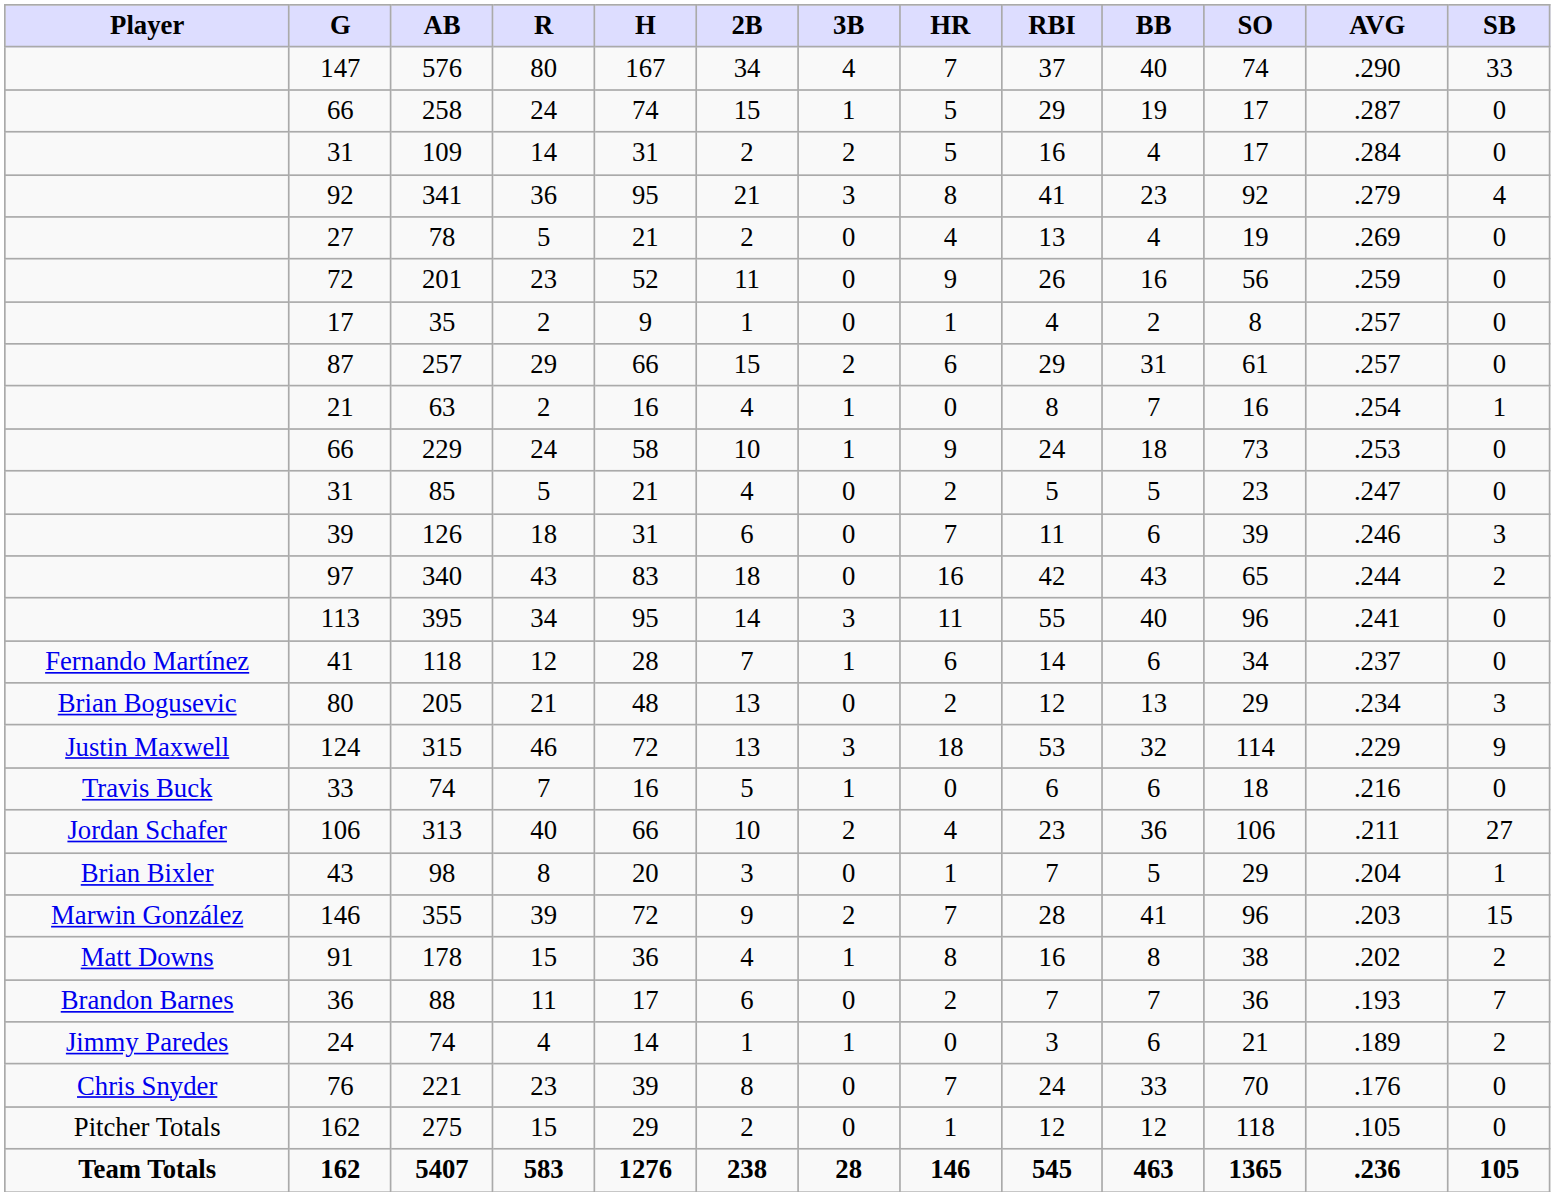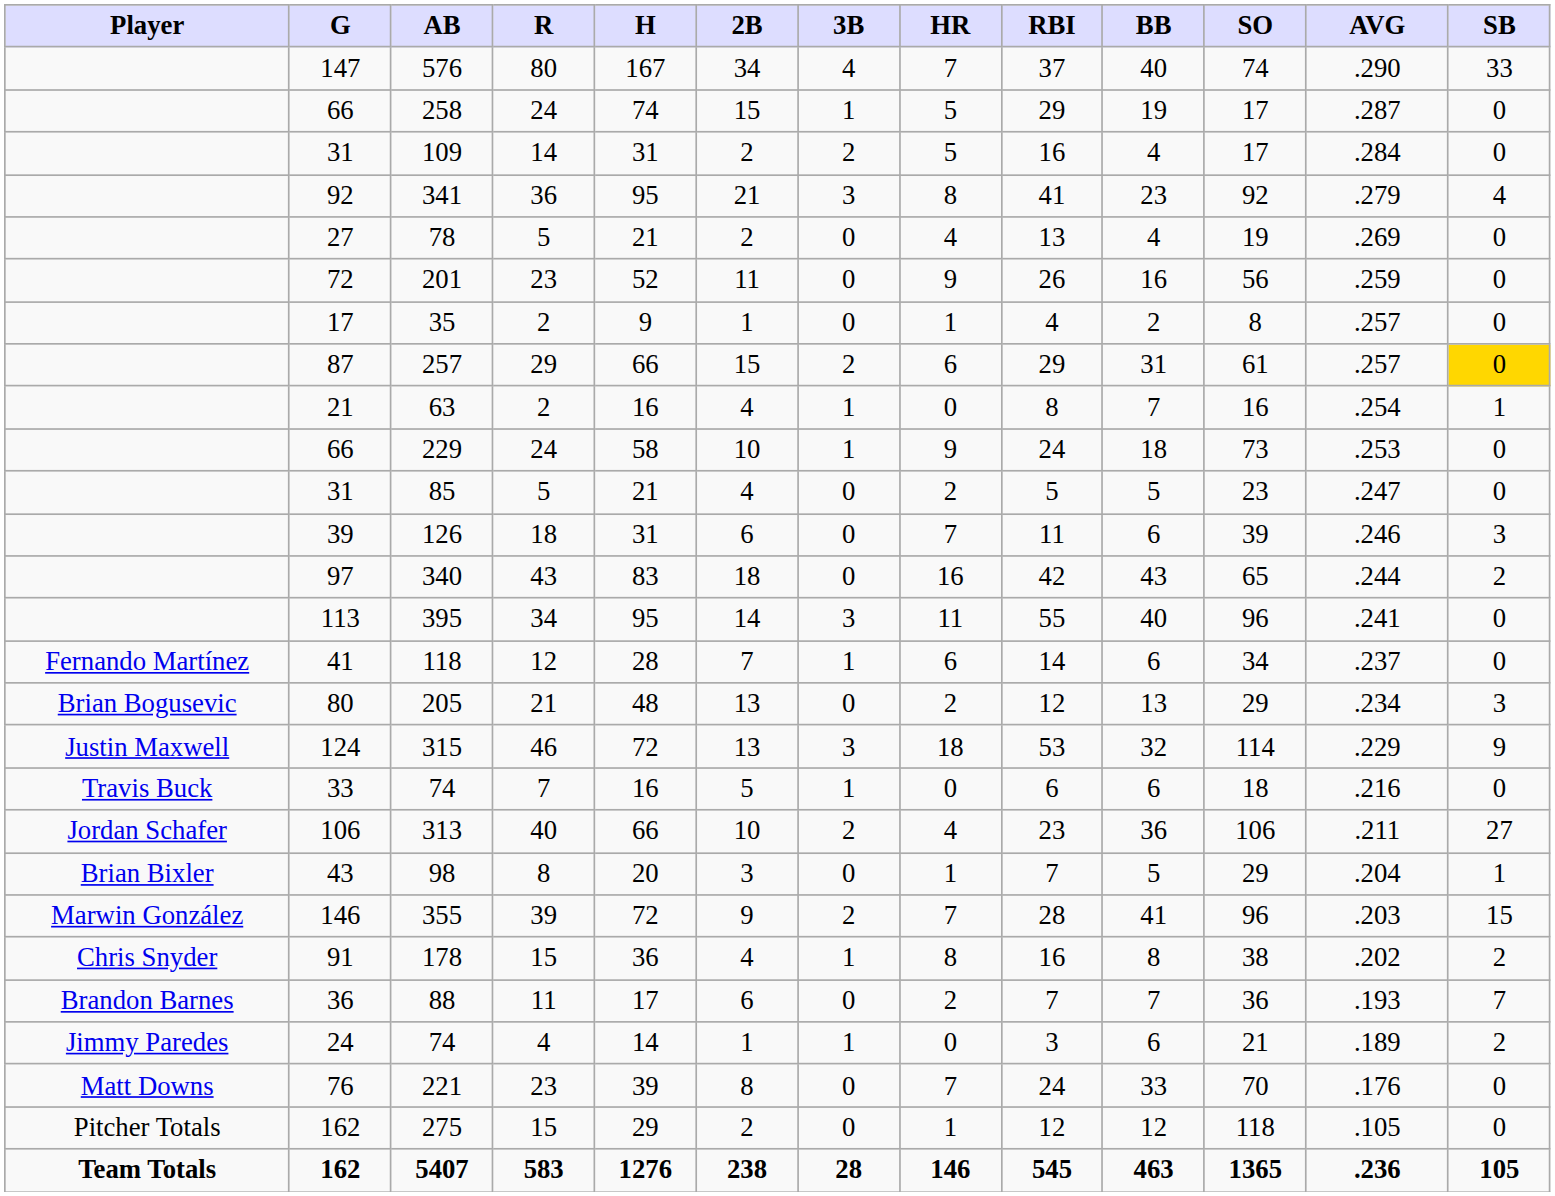(1499, 364) no background -> (1499, 364) gold background
(147, 957) Matt Downs -> (147, 957) Chris Snyder
(147, 1085) Chris Snyder -> (147, 1085) Matt Downs
